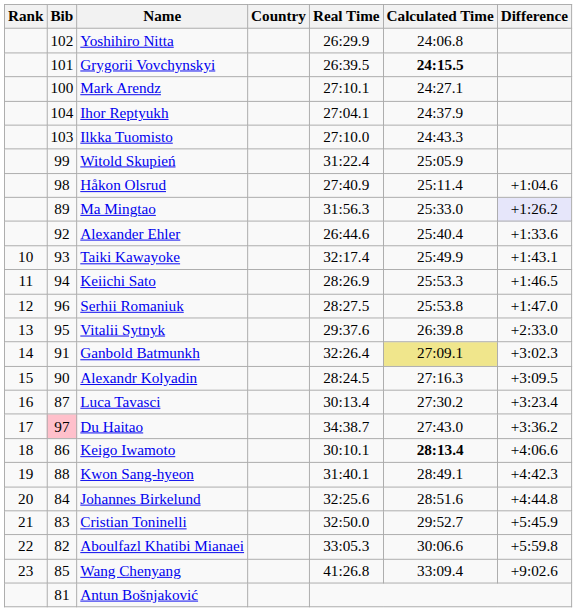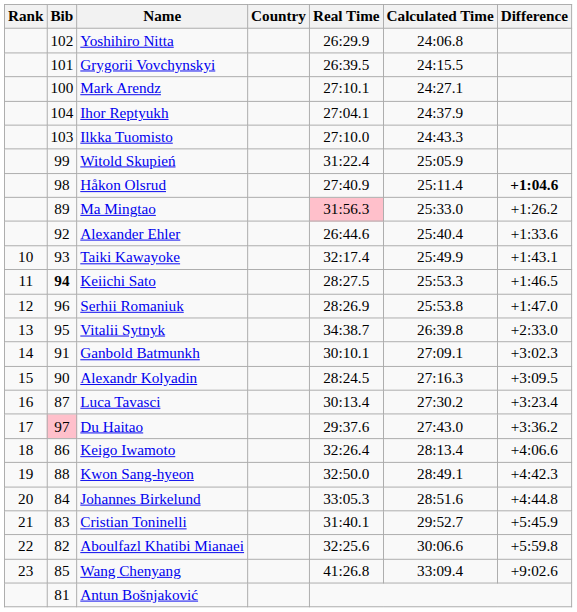(440, 64) bold -> (440, 64) normal
(534, 185) normal -> (534, 185) bold
(346, 209) no background -> (346, 209) pink background
(534, 209) lavender background -> (534, 209) no background
(62, 281) normal -> (62, 281) bold
(346, 281) 28:26.9 -> (346, 281) 28:27.5
(346, 305) 28:27.5 -> (346, 305) 28:26.9
(346, 329) 29:37.6 -> (346, 329) 34:38.7
(346, 354) 32:26.4 -> (346, 354) 30:10.1
(440, 354) khaki background -> (440, 354) no background
(346, 426) 34:38.7 -> (346, 426) 29:37.6
(346, 450) 30:10.1 -> (346, 450) 32:26.4
(440, 450) bold -> (440, 450) normal
(346, 474) 31:40.1 -> (346, 474) 32:50.0
(346, 498) 32:25.6 -> (346, 498) 33:05.3
(346, 522) 32:50.0 -> (346, 522) 31:40.1
(346, 546) 33:05.3 -> (346, 546) 32:25.6
